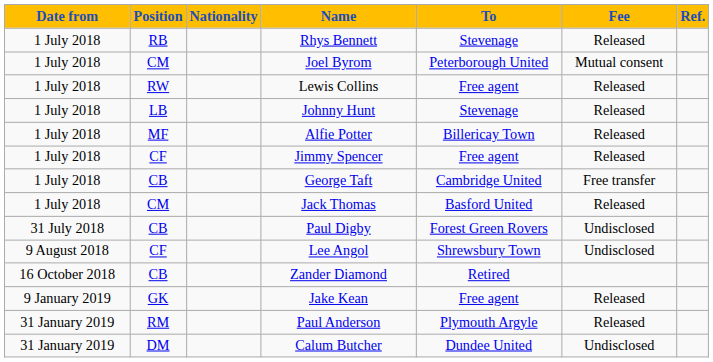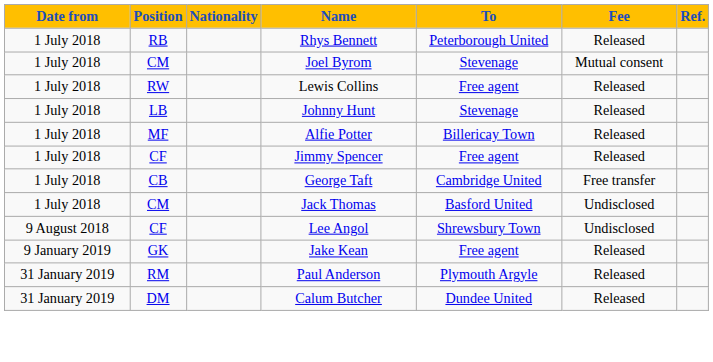(489, 40) Stevenage -> (489, 40) Peterborough United
(489, 63) Peterborough United -> (489, 63) Stevenage
(619, 204) Released -> (619, 204) Undisclosed
- row: (339, 228)
- row: (339, 275)
(619, 345) Undisclosed -> (619, 298) Released
